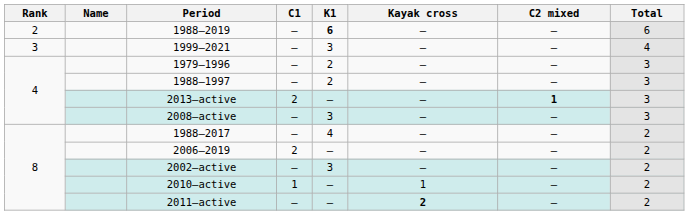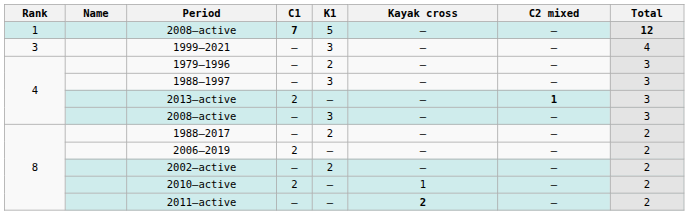+ row: (35, 30)
- row: (35, 30)
(330, 82) 2 -> (330, 82) 3
(330, 133) 4 -> (330, 133) 2
(330, 167) 3 -> (330, 167) 2
(294, 185) 1 -> (294, 185) 2
